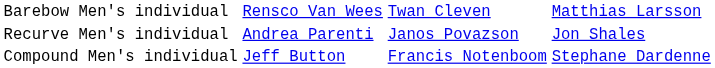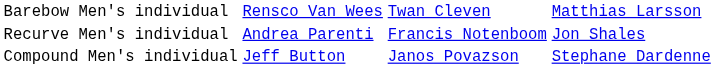(453, 34) Janos Povazson -> (467, 34) Francis Notenboom
(467, 57) Francis Notenboom -> (453, 57) Janos Povazson
